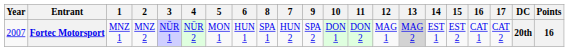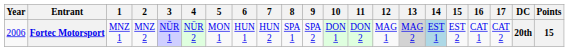columns swapped: (290, 11) <-> (267, 11)
(16, 32) 2007 -> (16, 32) 2006
(436, 32) no background -> (436, 32) lightblue background
(549, 32) 16 -> (549, 32) 15
